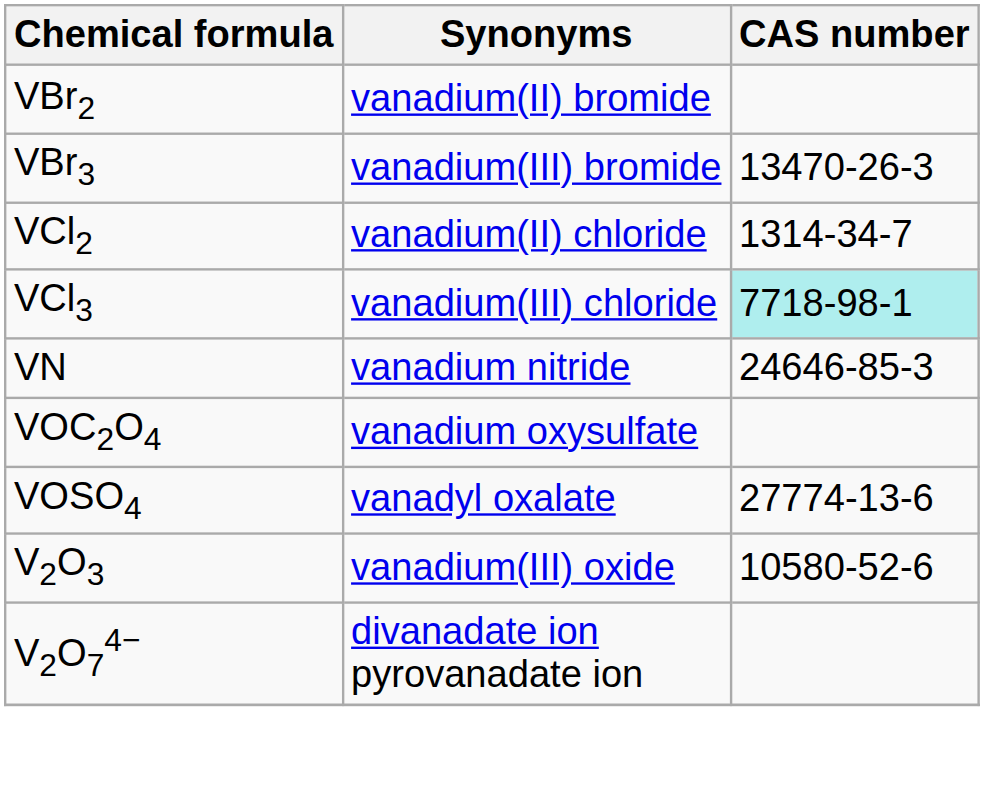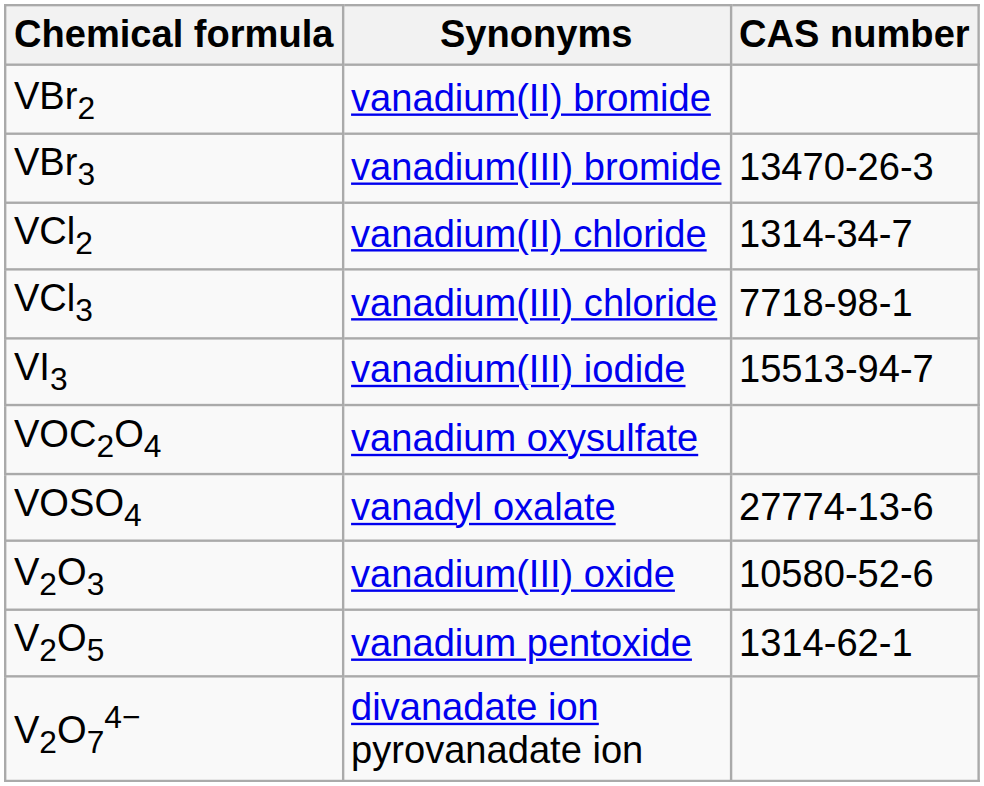(826, 302) paleturquoise background -> (826, 302) no background
+ row: (41, 371)
- row: (40, 367)
+ row: (59, 643)
